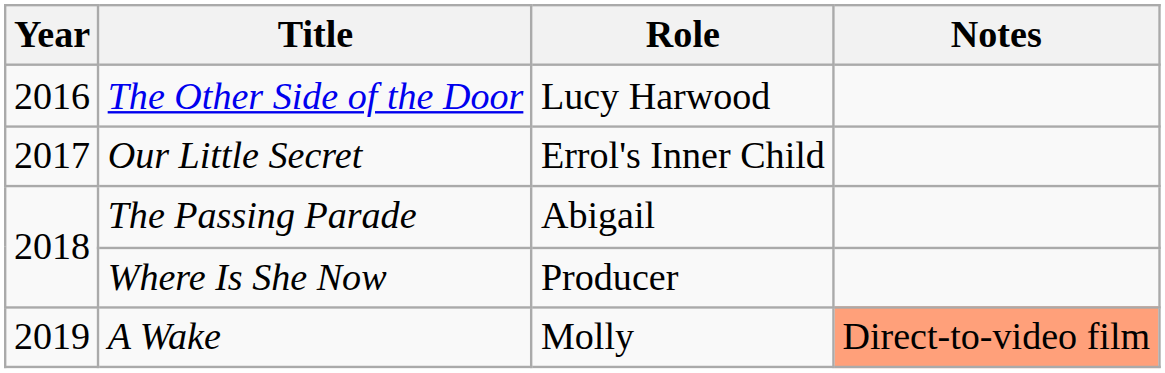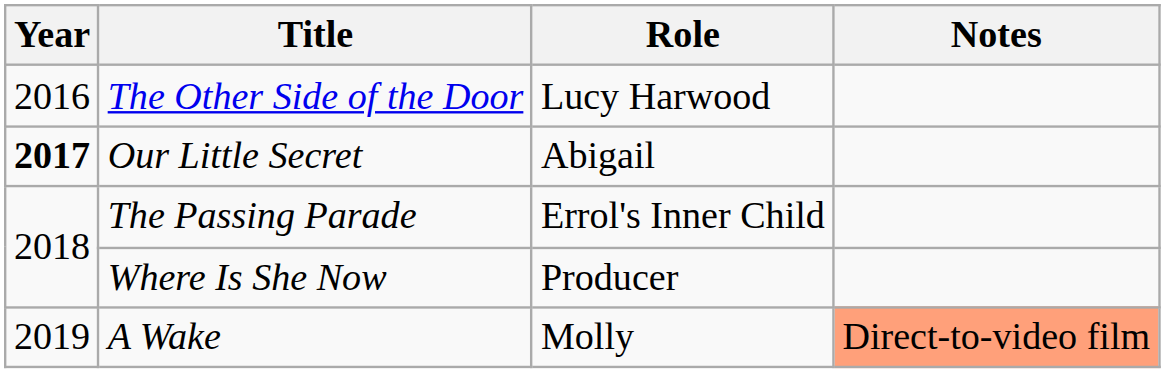(52, 155) normal -> (52, 155) bold
(683, 155) Errol's Inner Child -> (598, 155) Abigail
(598, 215) Abigail -> (683, 215) Errol's Inner Child
